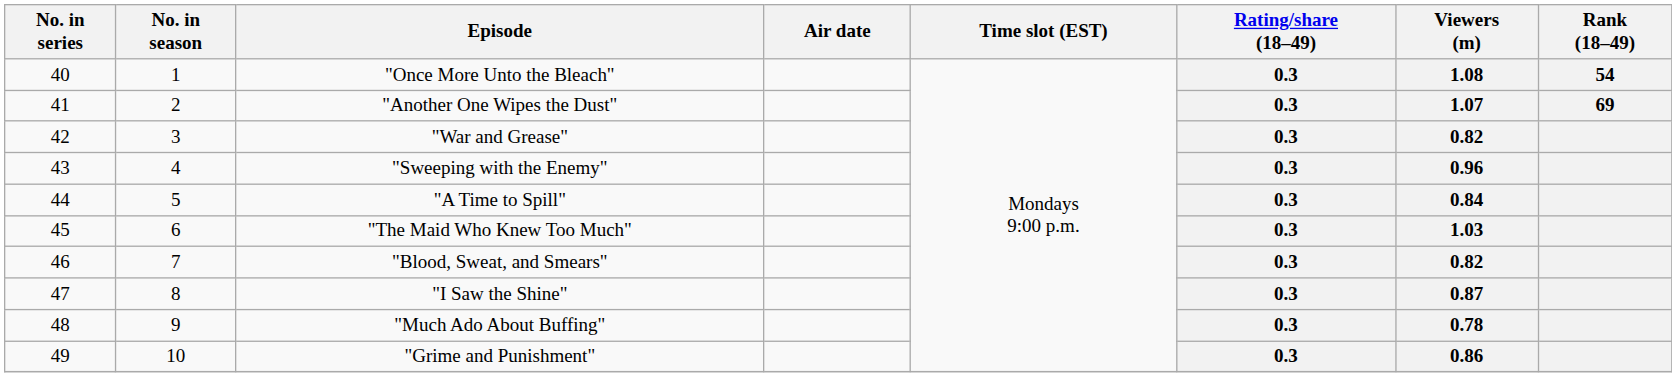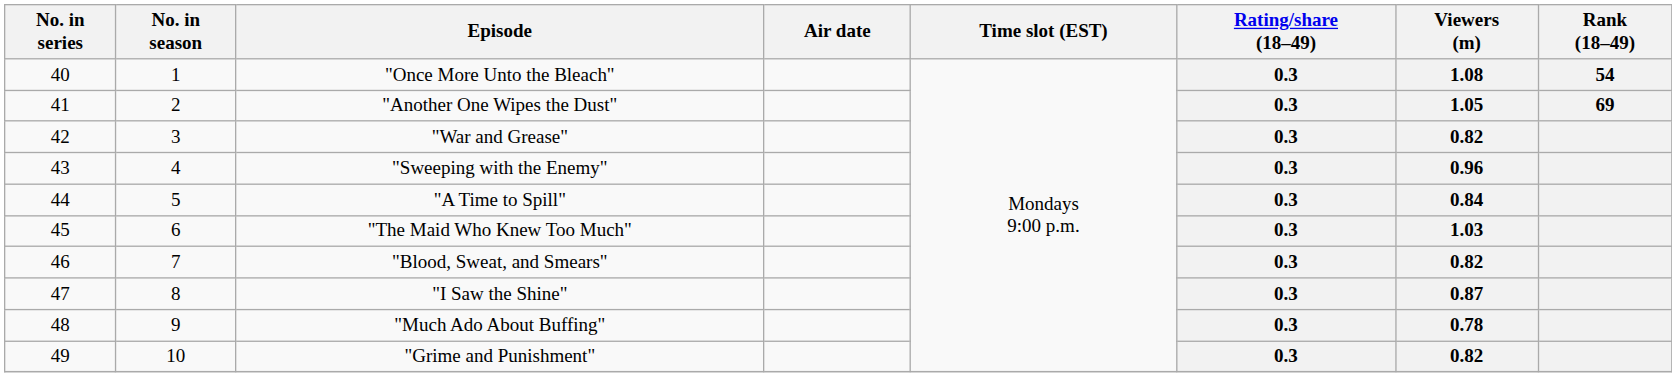(1467, 105) 1.07 -> (1467, 105) 1.05
(1467, 356) 0.86 -> (1467, 356) 0.82
